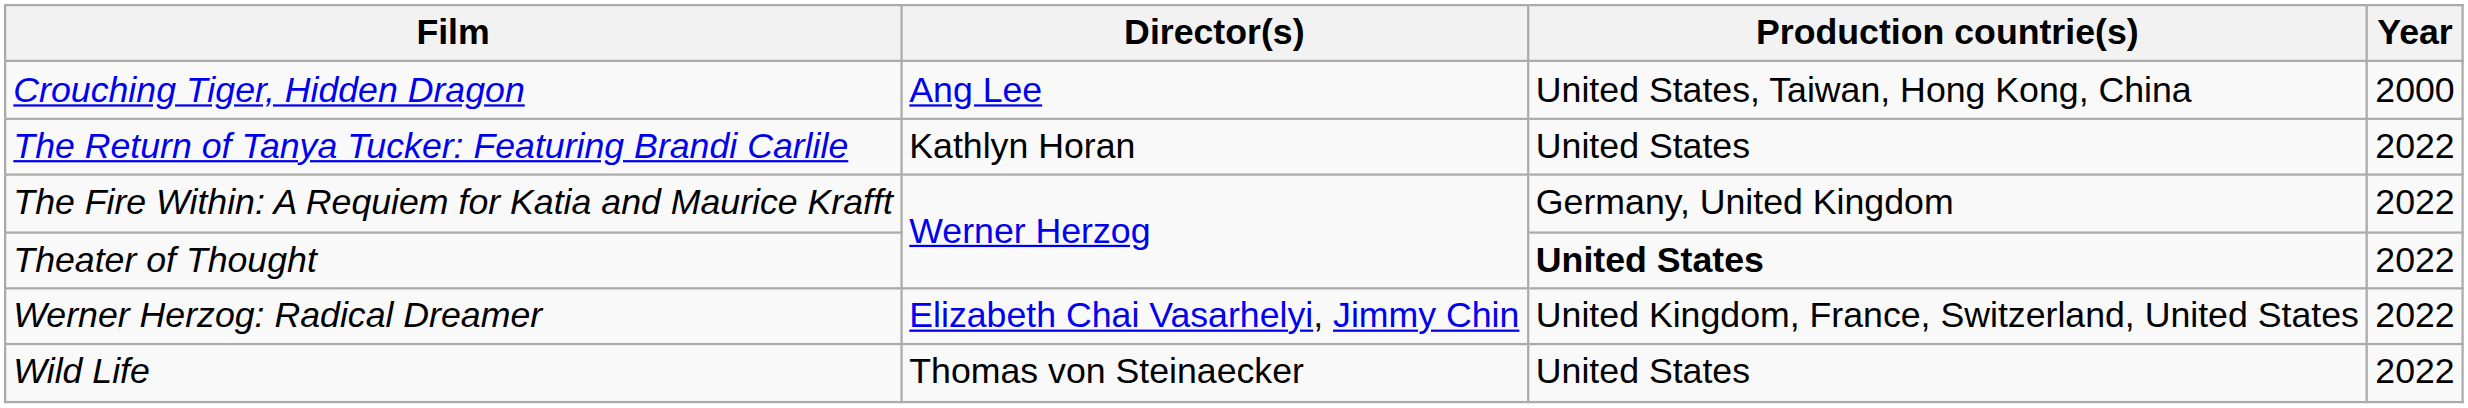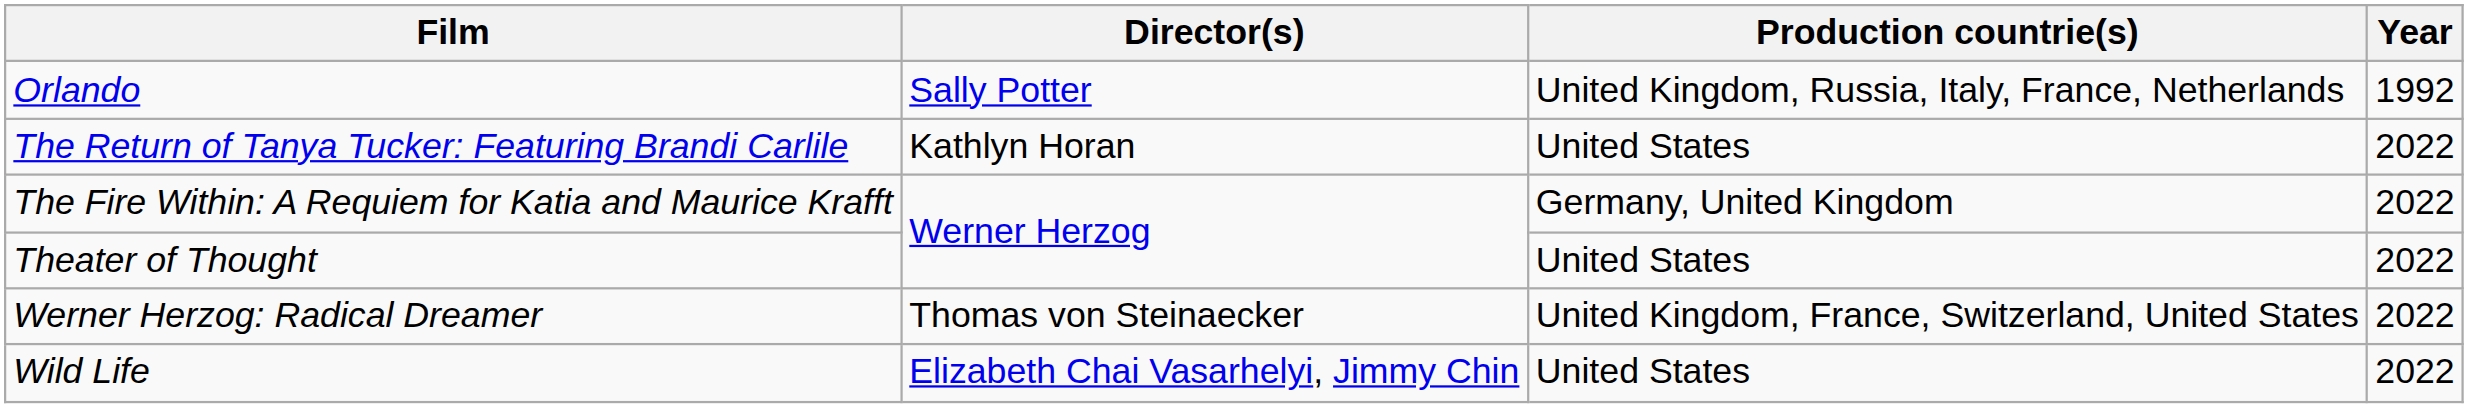+ row: (77, 89)
- row: (269, 89)
(1650, 259) bold -> (1643, 259) normal
(1214, 315) Elizabeth Chai Vasarhelyi, Jimmy Chin -> (1107, 315) Thomas von Steinaecker
(1107, 372) Thomas von Steinaecker -> (1214, 372) Elizabeth Chai Vasarhelyi, Jimmy Chin
